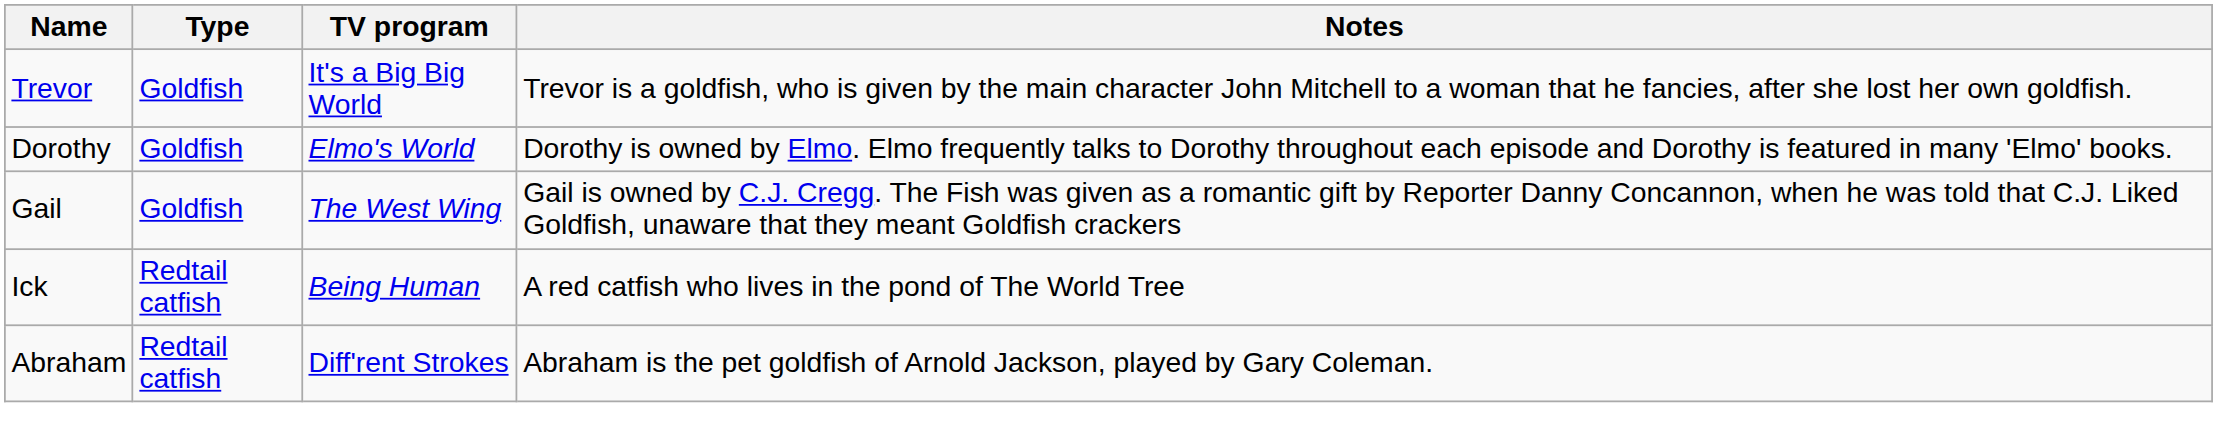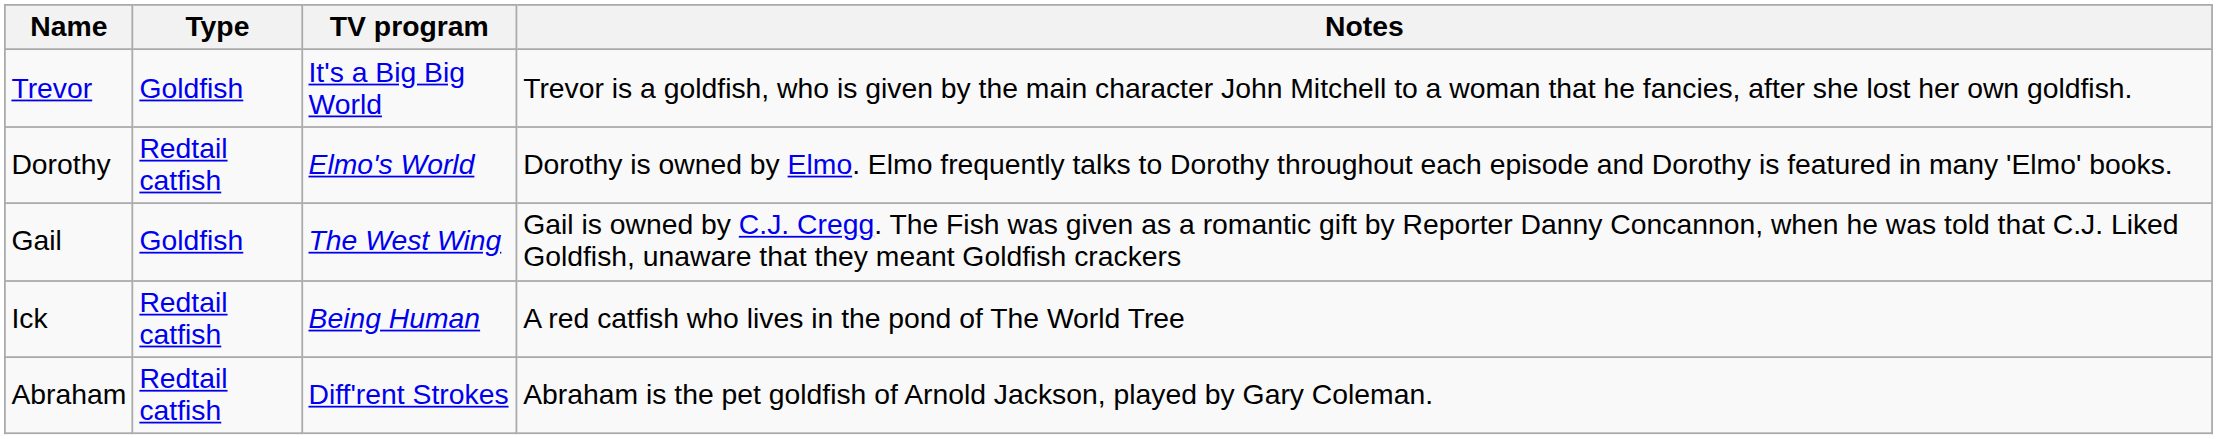(191, 148) Goldfish -> (183, 164) Redtail catfish
